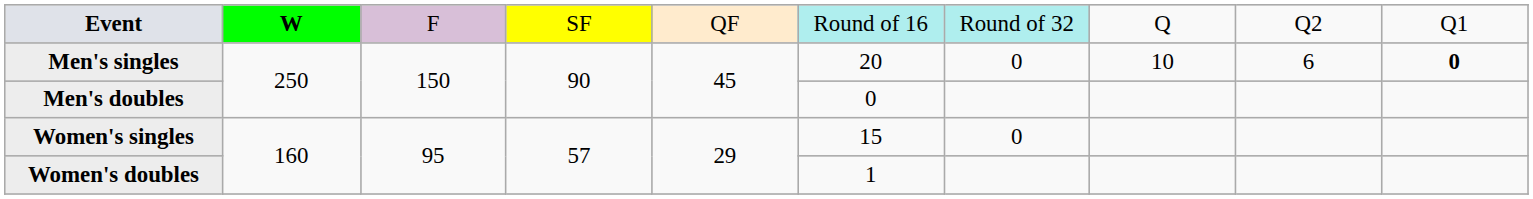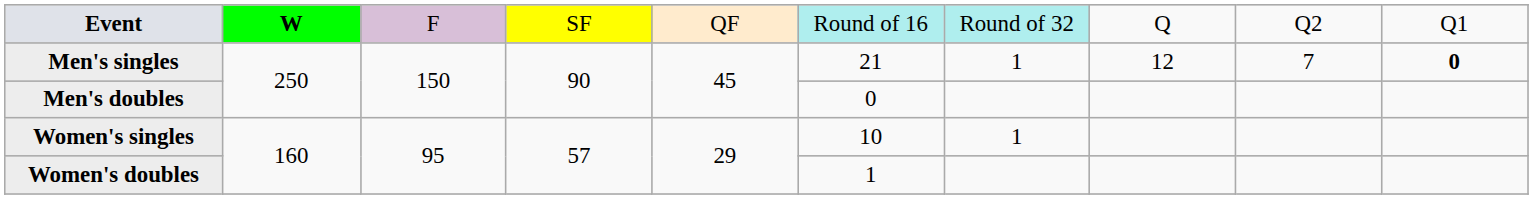(871, 61) 20 -> (871, 61) 21
(1017, 61) 0 -> (1017, 61) 1
(1163, 61) 10 -> (1163, 61) 12
(1308, 61) 6 -> (1308, 61) 7
(871, 137) 15 -> (871, 137) 10
(1017, 137) 0 -> (1017, 137) 1
